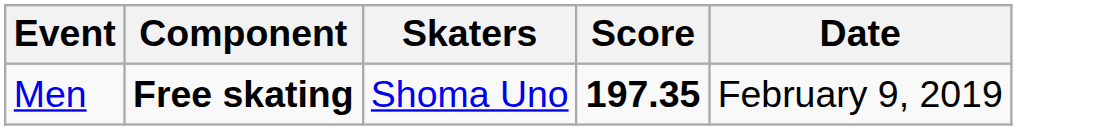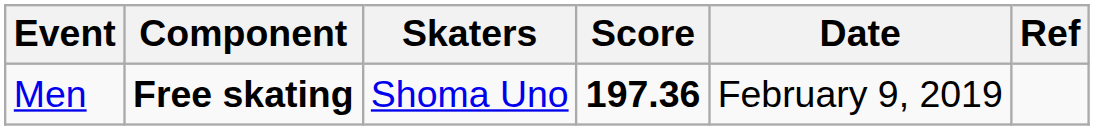+ column: (1050, 34)
(643, 93) 197.35 -> (643, 93) 197.36
